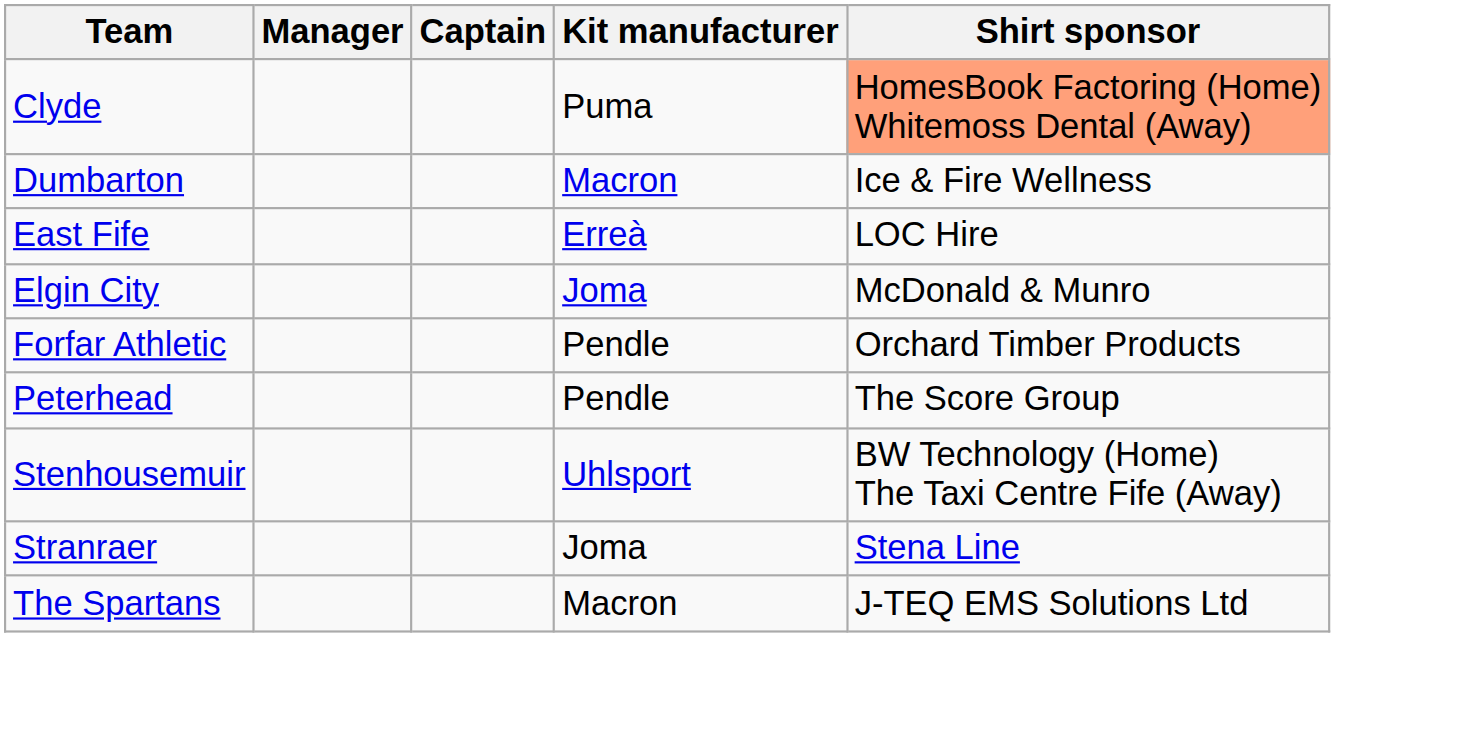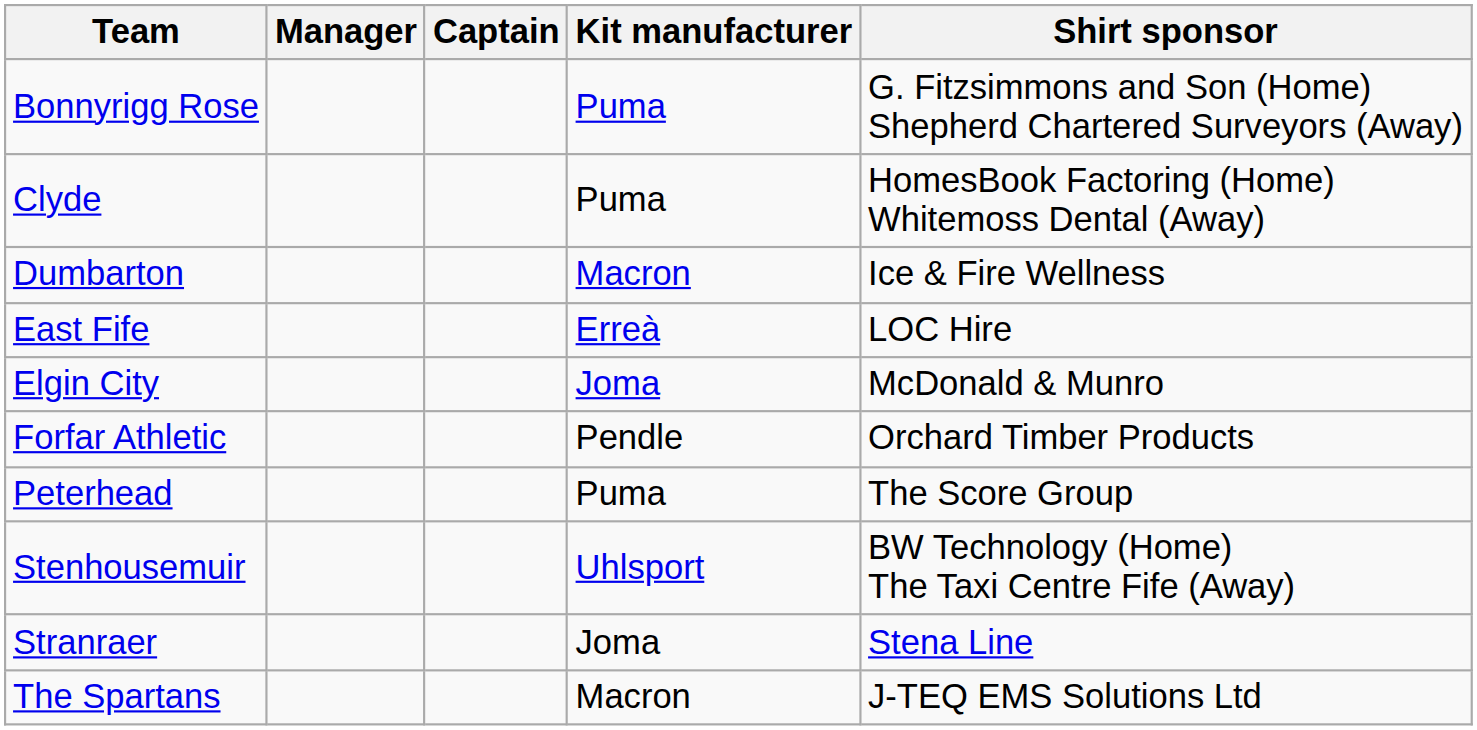+ row: (136, 106)
(1088, 106) lightsalmon background -> (1101, 199) no background
(616, 399) Pendle -> (621, 493) Puma
